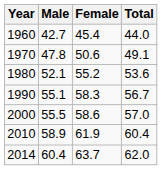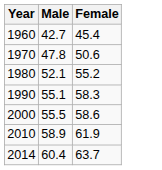- column: (139, 14)
